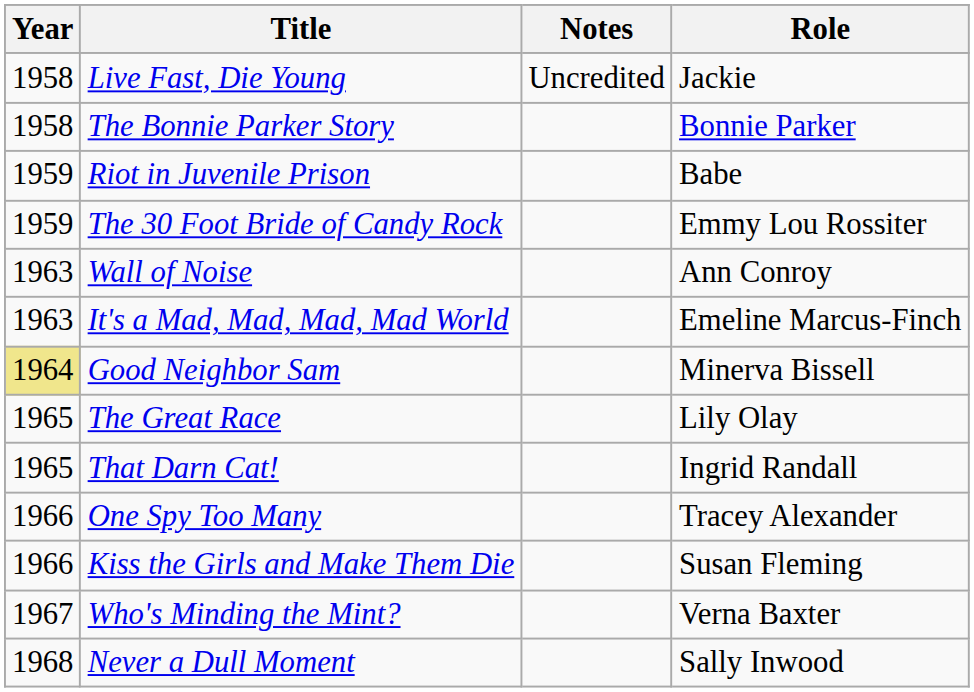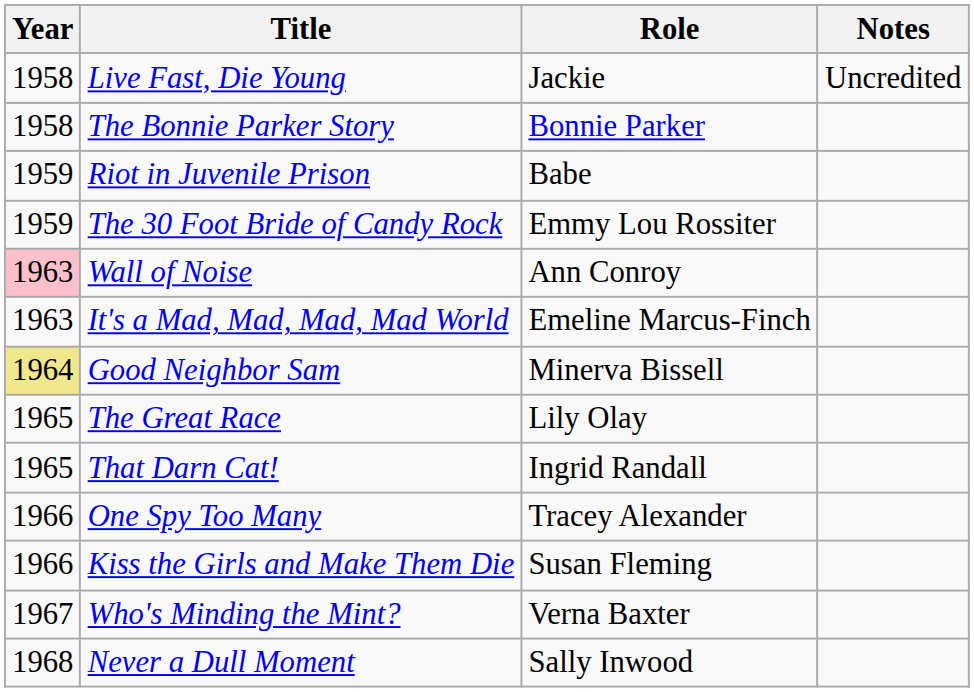columns swapped: (820, 28) <-> (597, 28)
(43, 272) no background -> (43, 272) pink background
